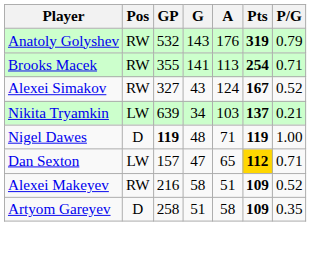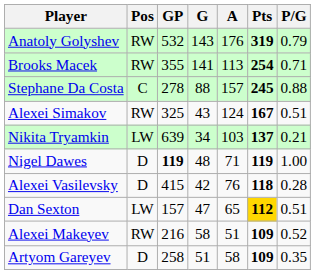+ row: (66, 88)
(168, 88) 327 -> (173, 112) 325
(289, 88) 0.52 -> (294, 112) 0.51
+ row: (63, 185)
(289, 161) 0.71 -> (294, 209) 0.51
